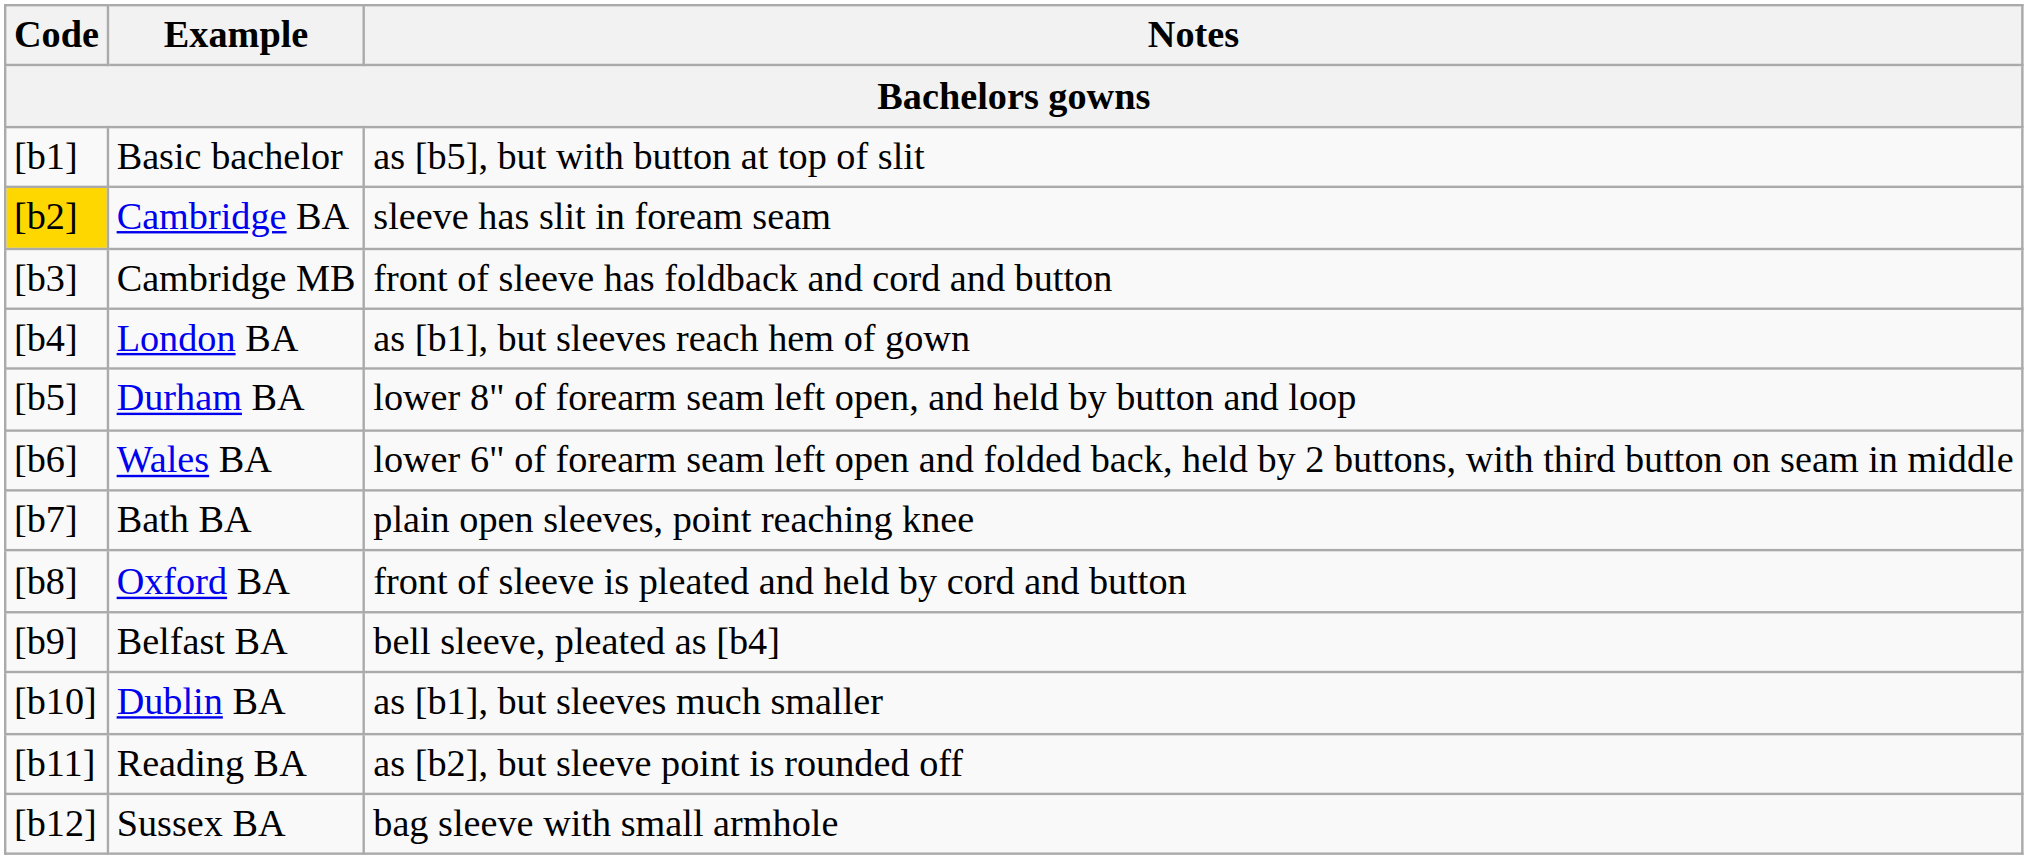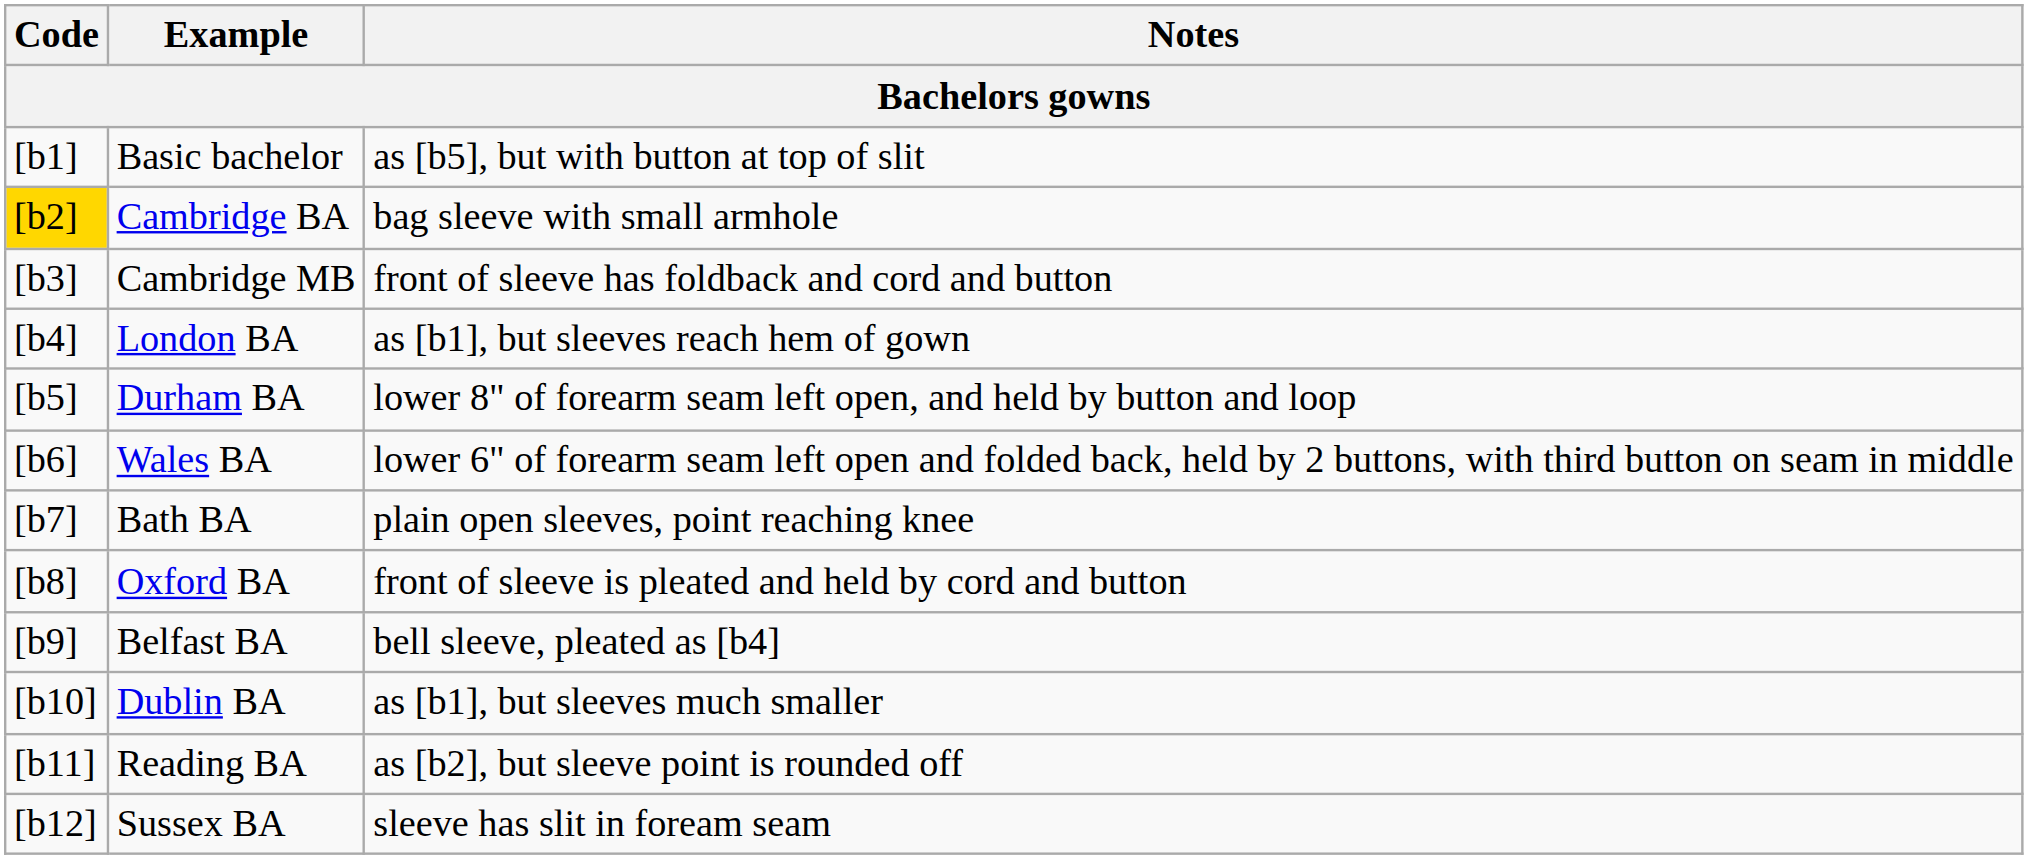(602, 216) sleeve has slit in foream seam -> (606, 216) bag sleeve with small armhole
(606, 823) bag sleeve with small armhole -> (602, 823) sleeve has slit in foream seam
